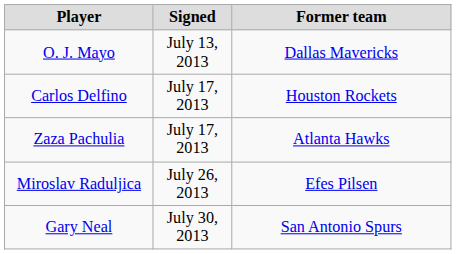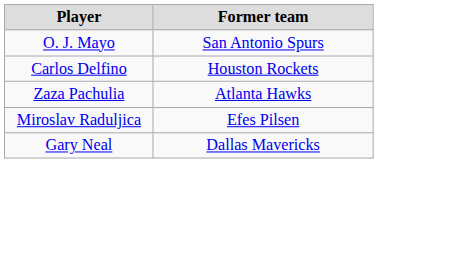- column: (192, 17)
(341, 52) Dallas Mavericks -> (263, 42) San Antonio Spurs
(341, 227) San Antonio Spurs -> (263, 145) Dallas Mavericks
